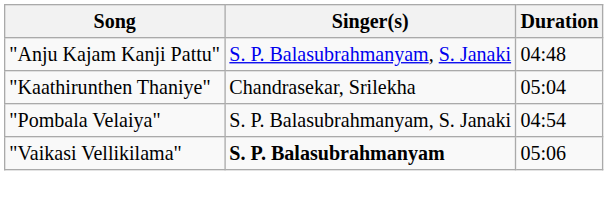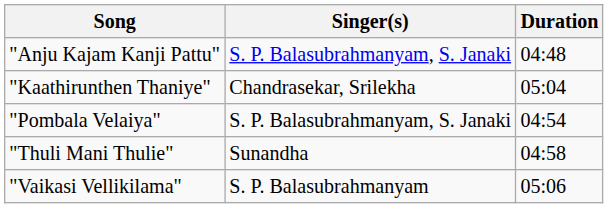+ row: (91, 153)
(337, 153) bold -> (329, 186) normal
